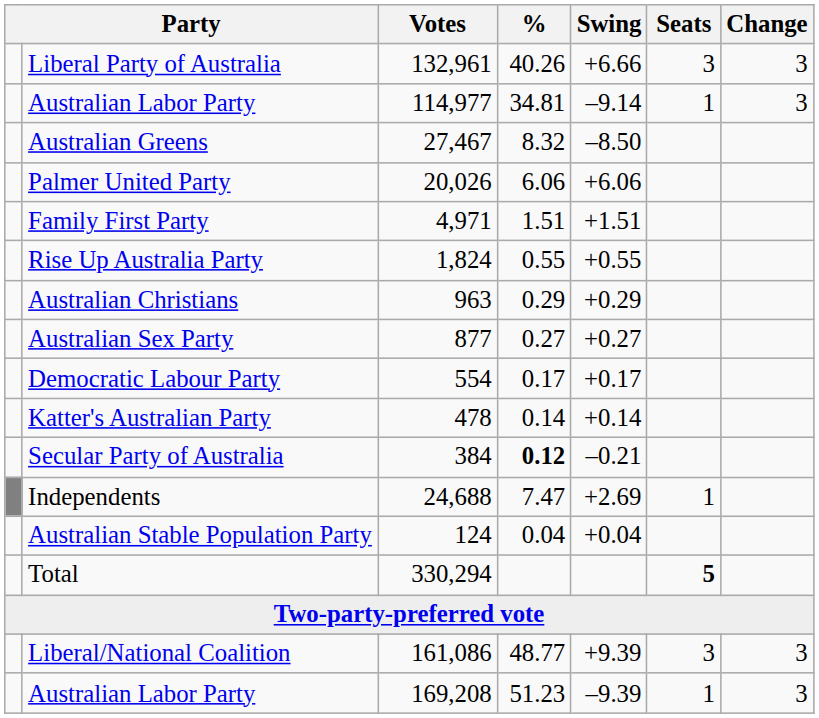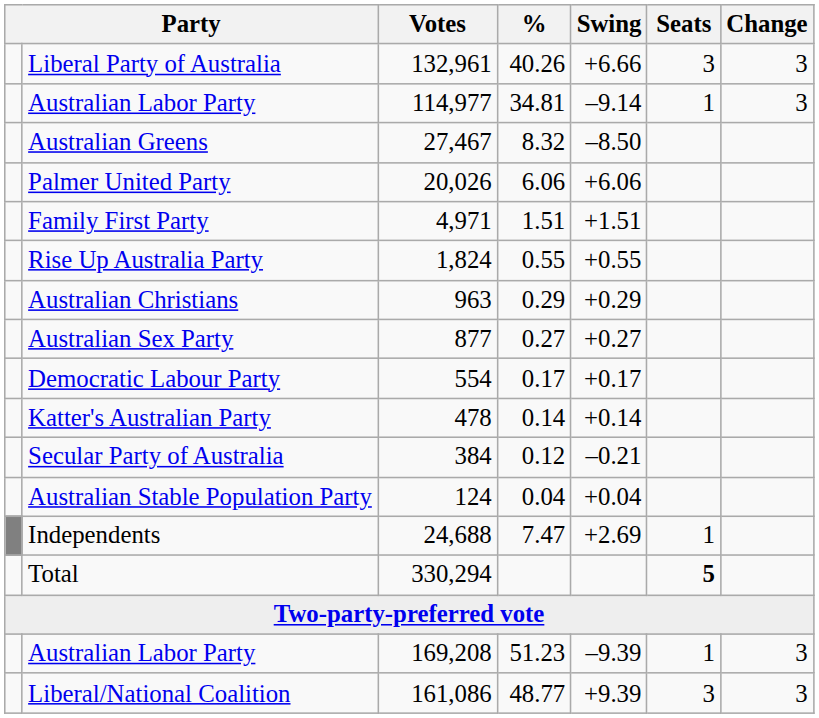(543, 456) bold -> (543, 456) normal
rows swapped: (200, 535) <-> (94, 496)
rows swapped: (142, 692) <-> (159, 653)
